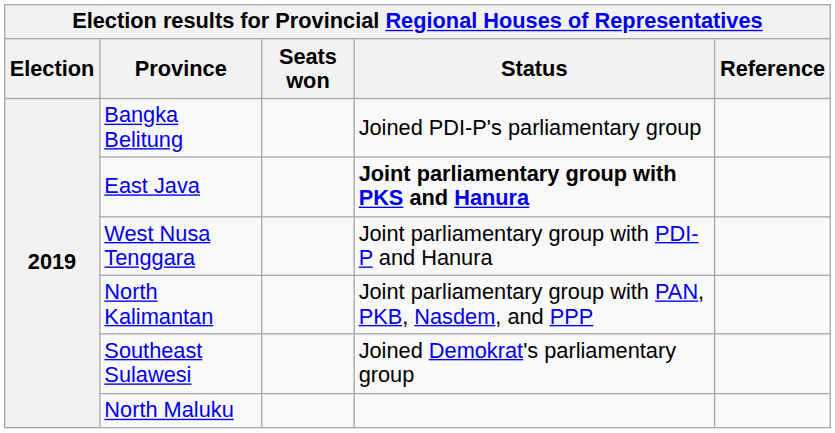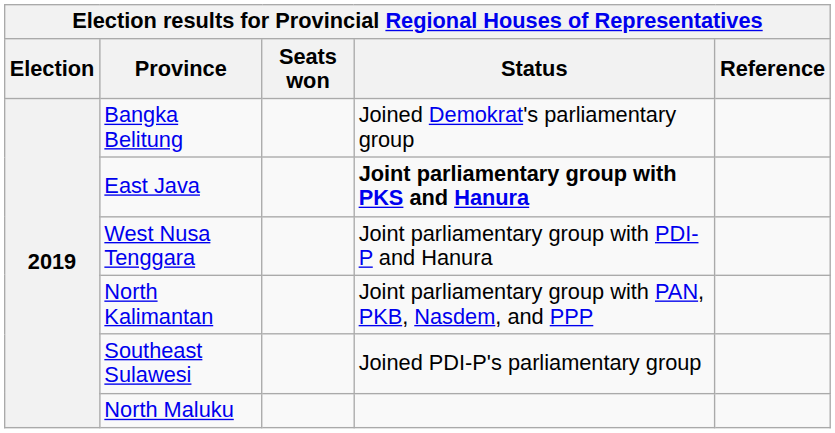(530, 127) Joined PDI-P's parliamentary group -> (517, 127) Joined Demokrat's parliamentary group
(517, 363) Joined Demokrat's parliamentary group -> (530, 363) Joined PDI-P's parliamentary group
